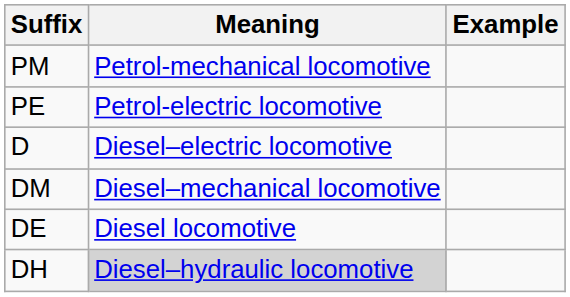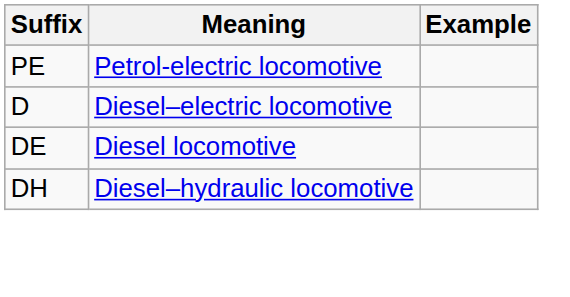- row: (30, 65)
- row: (31, 188)
(254, 270) lightgrey background -> (254, 188) no background
